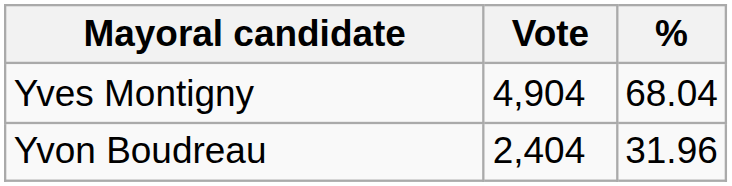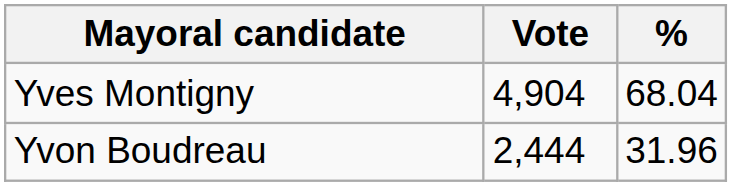(539, 151) 2,404 -> (539, 151) 2,444
